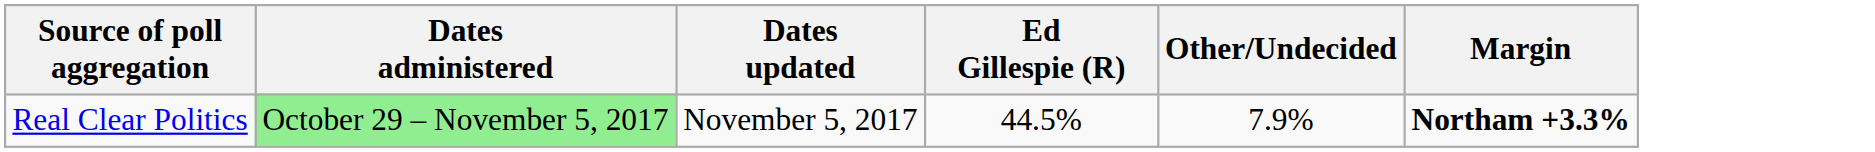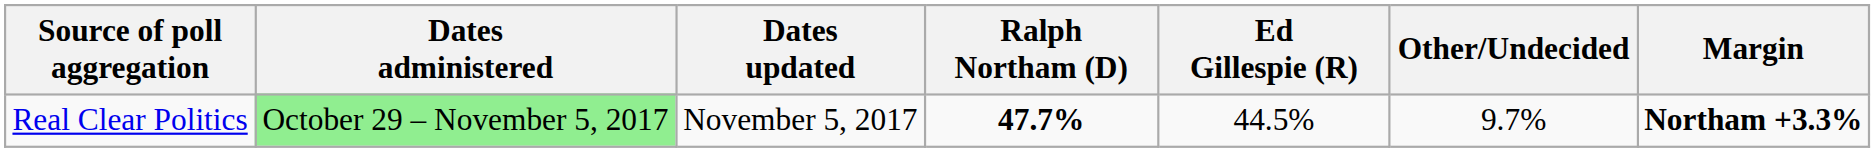+ column: (1041, 49)
(1281, 119) 7.9% -> (1514, 119) 9.7%
